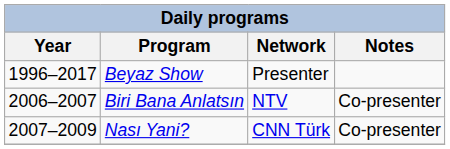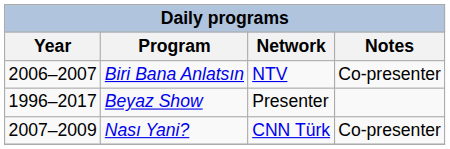rows swapped: (154, 74) <-> (174, 102)
